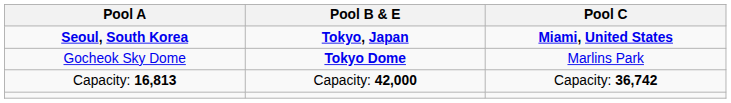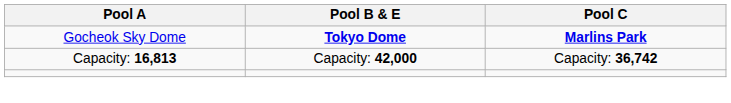- row: (125, 37)
(606, 59) normal -> (606, 37) bold
